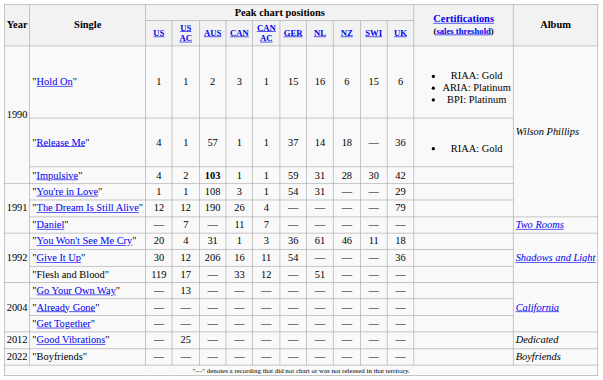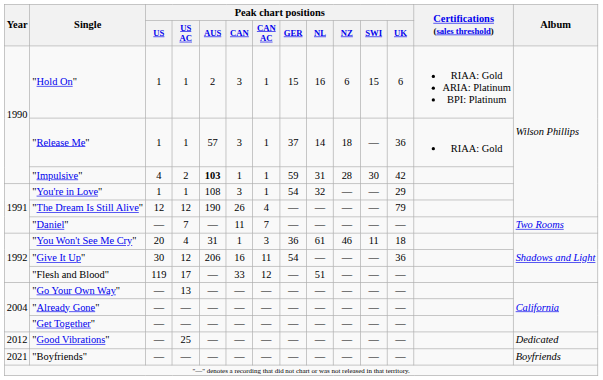(159, 142) 4 -> (159, 142) 1
(239, 142) 1 -> (239, 142) 3
(320, 192) 31 -> (320, 192) 32
(17, 356) 2022 -> (17, 356) 2021
